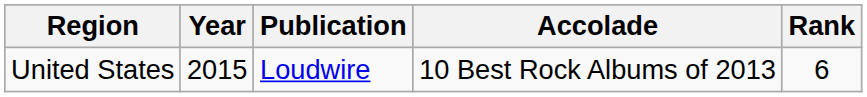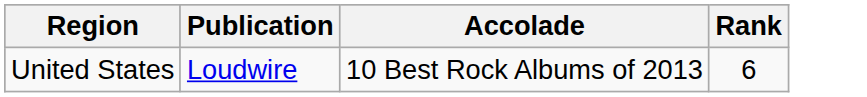- column: (217, 26)
